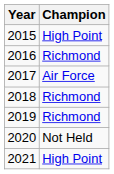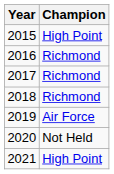(68, 76) Air Force -> (71, 76) Richmond
(71, 117) Richmond -> (68, 117) Air Force
